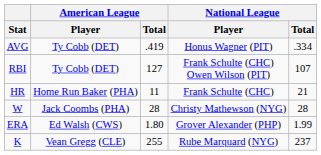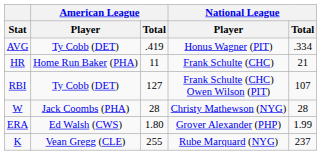rows swapped: (18, 91) <-> (18, 69)
